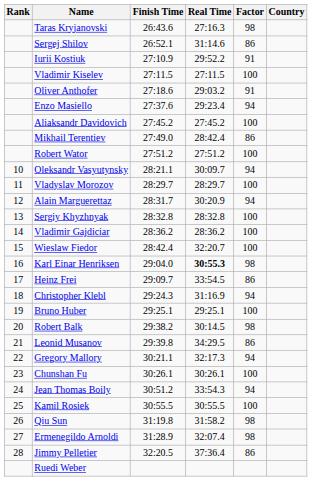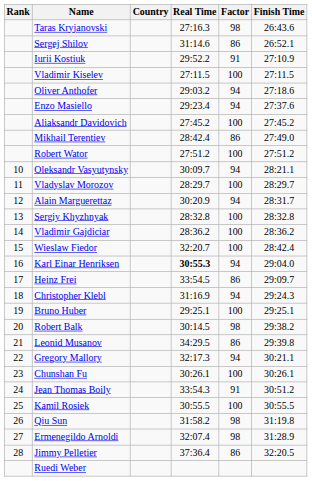columns swapped: (286, 12) <-> (158, 12)
(250, 91) 91 -> (235, 91) 94
(250, 264) 98 -> (235, 264) 94
(250, 389) 94 -> (235, 389) 91
